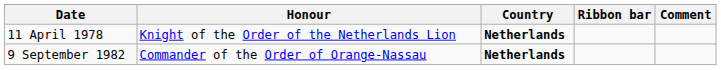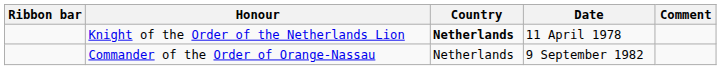columns swapped: (615, 14) <-> (71, 14)
(525, 54) bold -> (474, 54) normal
